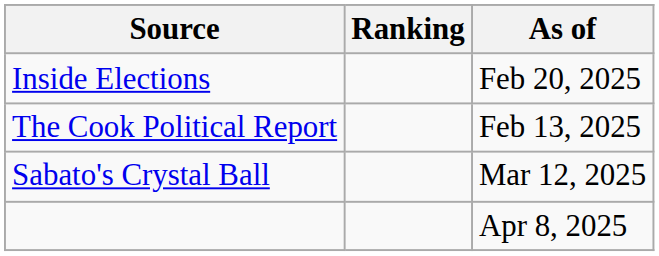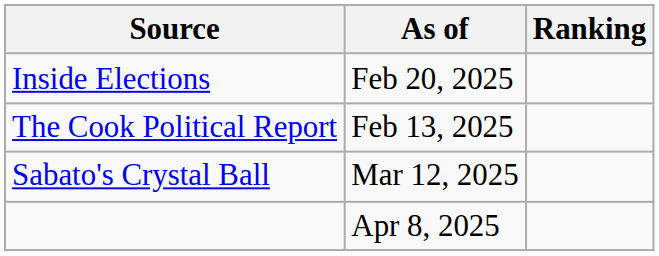columns swapped: (408, 28) <-> (563, 28)
